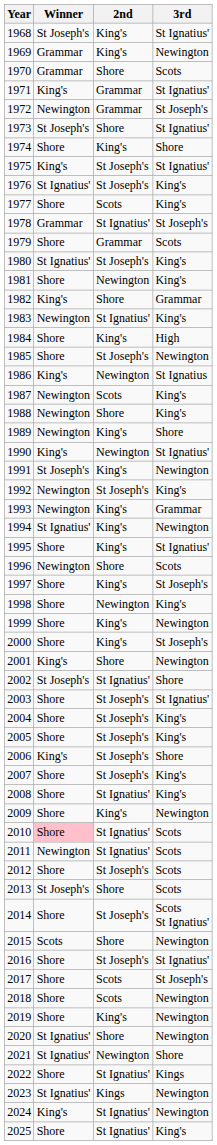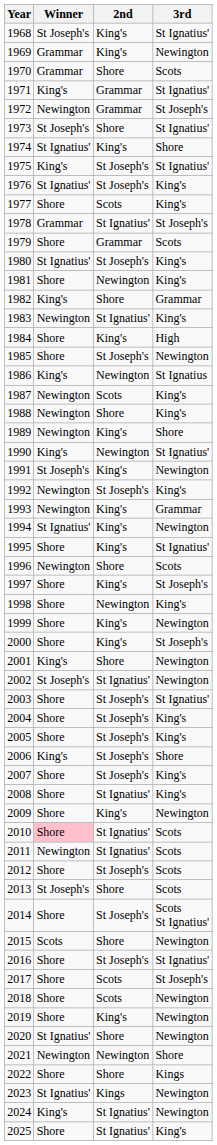(51, 147) Shore -> (64, 147) St Ignatius'
(169, 680) Shore -> (182, 680) Newington
(64, 1055) St Ignatius' -> (63, 1055) Newington
(123, 1074) St Ignatius' -> (110, 1074) Shore
